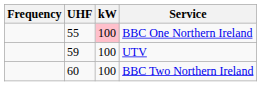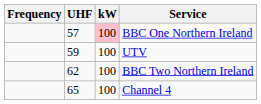(73, 33) 55 -> (73, 33) 57
(73, 71) 60 -> (73, 71) 62
+ row: (147, 90)
